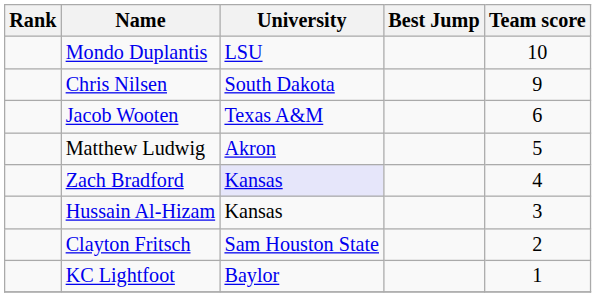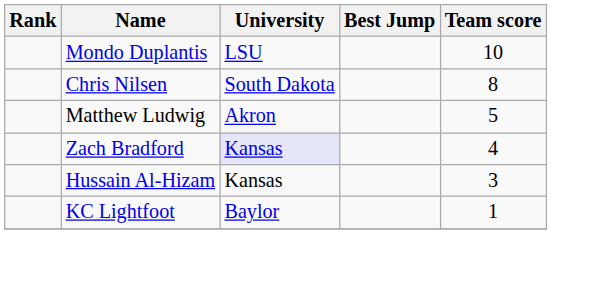(537, 84) 9 -> (493, 84) 8
- row: (122, 116)
- row: (128, 244)
